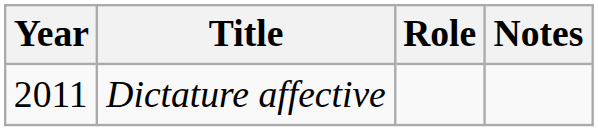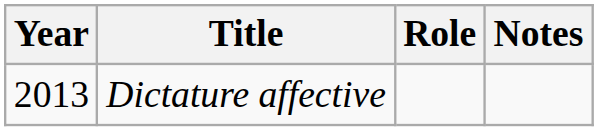(51, 93) 2011 -> (51, 93) 2013
